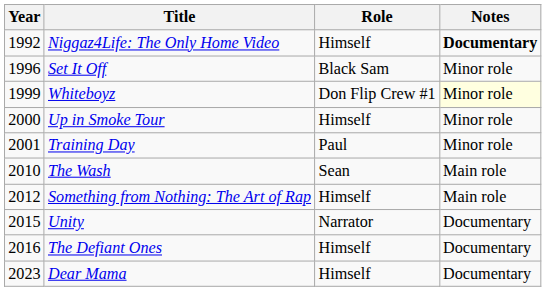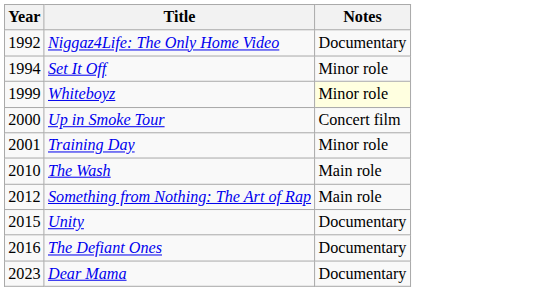- column: (377, 17)
(490, 42) bold -> (362, 42) normal
(24, 68) 1996 -> (24, 68) 1994
(478, 119) Minor role -> (360, 119) Concert film
